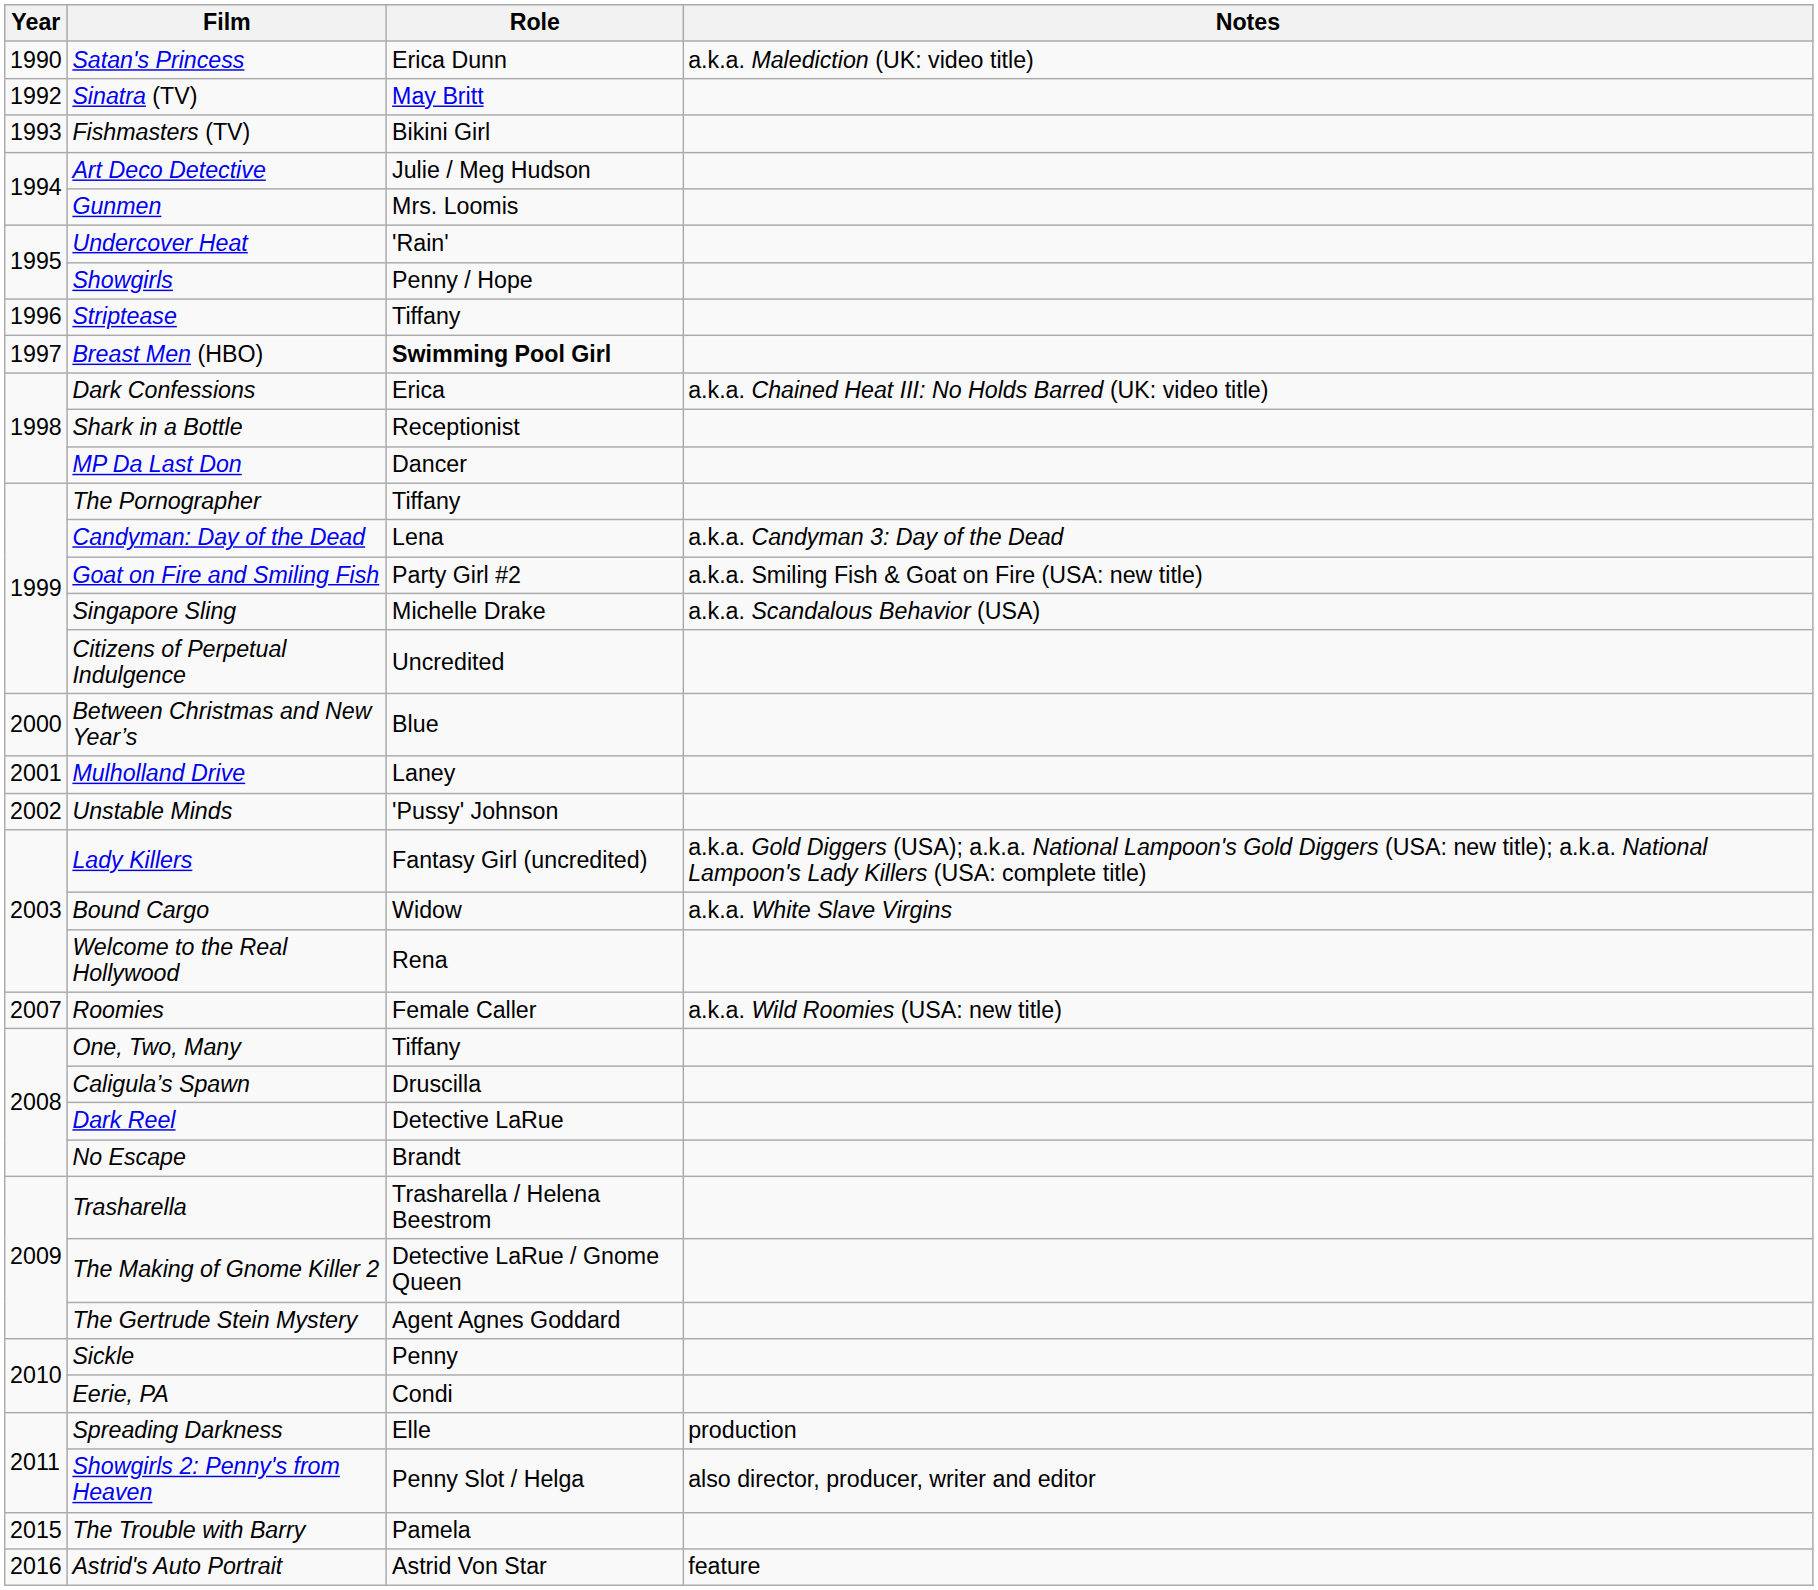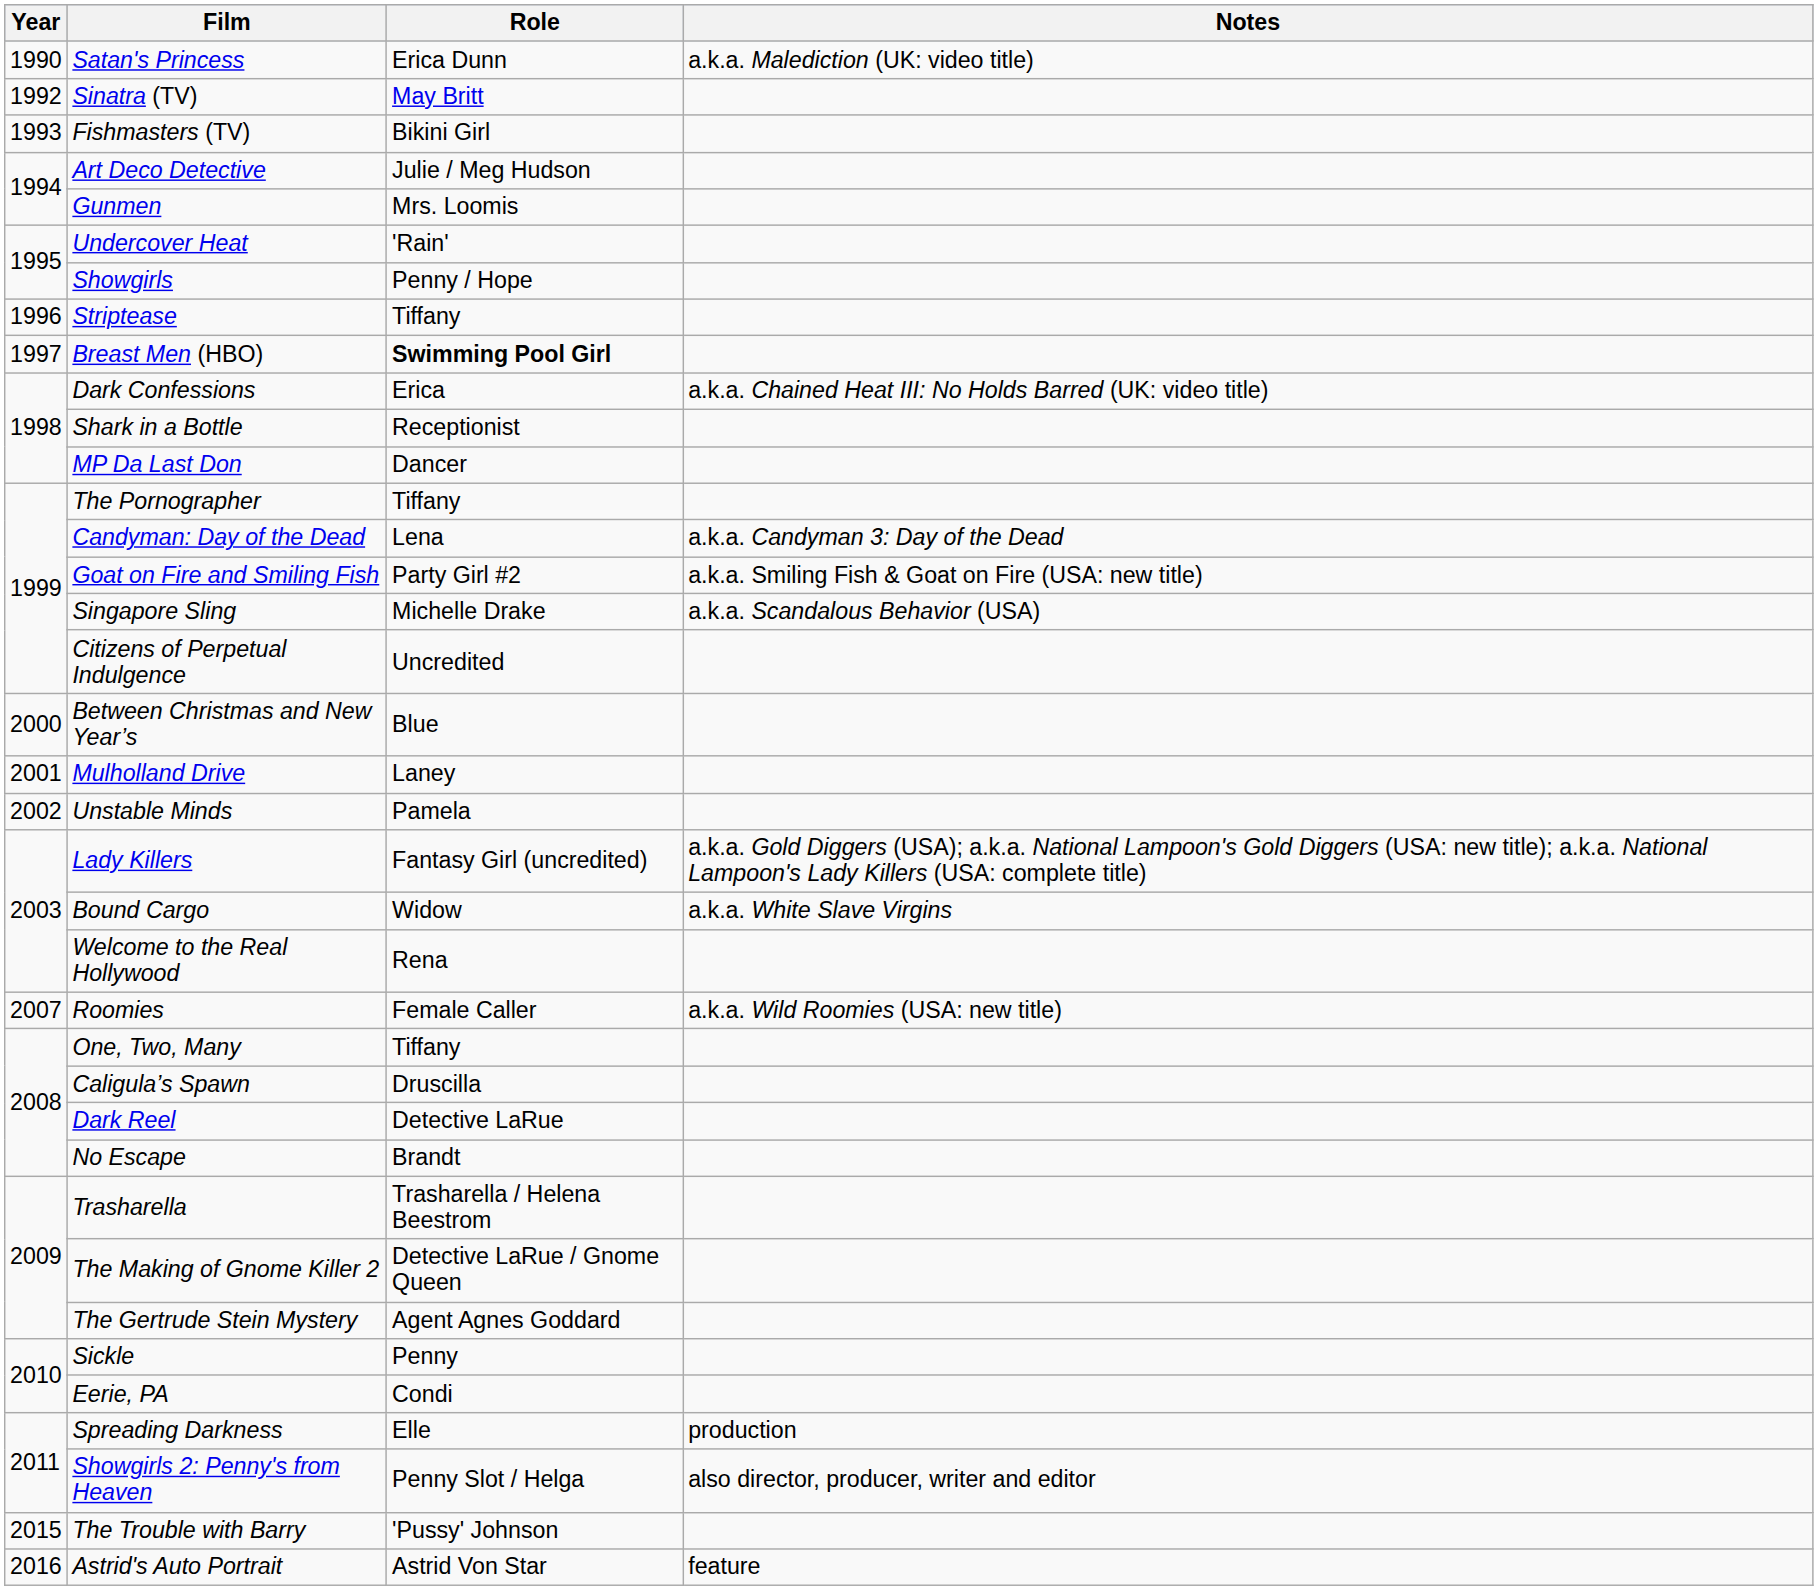(475, 810) 'Pussy' Johnson -> (431, 810) Pamela
(431, 1530) Pamela -> (475, 1530) 'Pussy' Johnson
